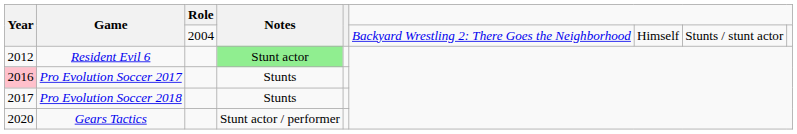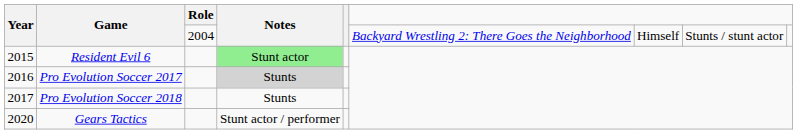(21, 56) 2012 -> (21, 56) 2015
(21, 77) pink background -> (21, 77) no background
(280, 77) no background -> (280, 77) lightgrey background
